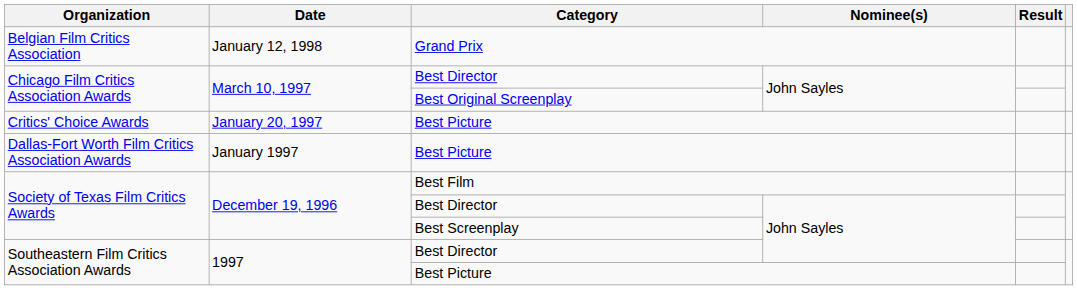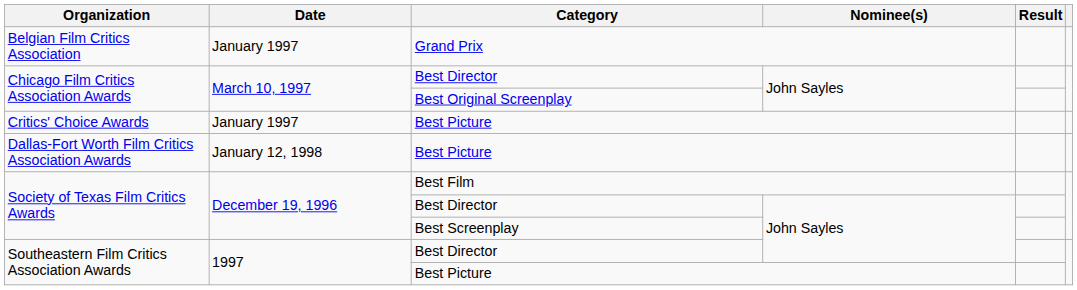(267, 46) January 12, 1998 -> (255, 46) January 1997
(267, 122) January 20, 1997 -> (255, 122) January 1997
(255, 152) January 1997 -> (267, 152) January 12, 1998
